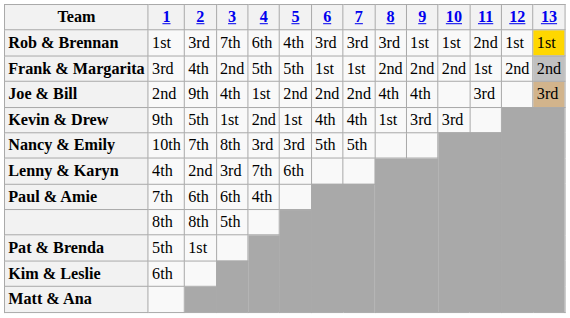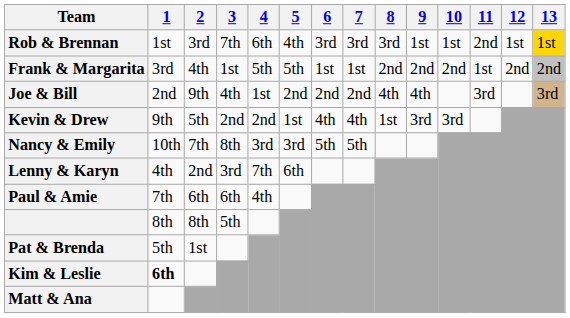(232, 68) 2nd -> (229, 68) 1st
(229, 119) 1st -> (232, 119) 2nd
(162, 273) normal -> (163, 273) bold
